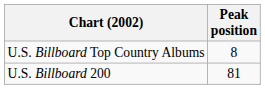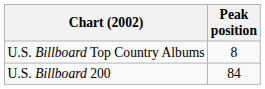(234, 73) 81 -> (234, 73) 84
